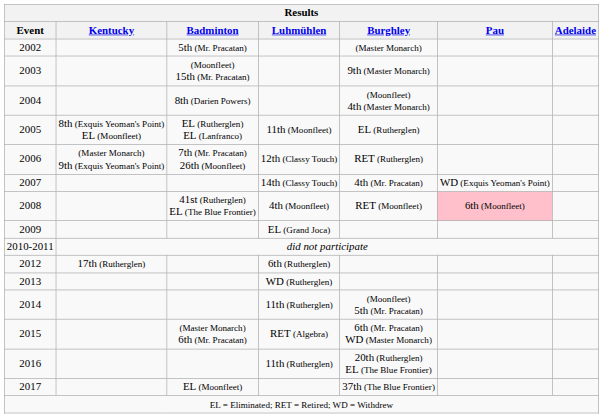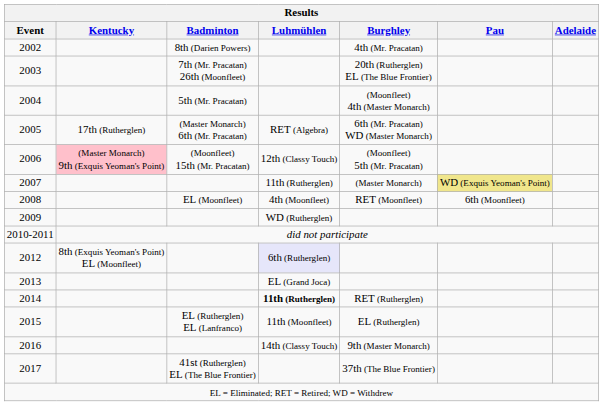(213, 47) 5th (Mr. Pracatan) -> (213, 47) 8th (Darien Powers)
(389, 48) (Master Monarch) -> (389, 47) 4th (Mr. Pracatan)
(213, 71) (Moonfleet) 15th (Mr. Pracatan) -> (213, 71) 7th (Mr. Pracatan) 26th (Moonfleet)
(389, 71) 9th (Master Monarch) -> (389, 71) 20th (Rutherglen) EL (The Blue Frontier)
(213, 100) 8th (Darien Powers) -> (213, 100) 5th (Mr. Pracatan)
(111, 130) 8th (Exquis Yeoman's Point) EL (Moonfleet) -> (111, 130) 17th (Rutherglen)
(213, 130) EL (Rutherglen) EL (Lanfranco) -> (213, 130) (Master Monarch) 6th (Mr. Pracatan)
(299, 130) 11th (Moonfleet) -> (299, 130) RET (Algebra)
(389, 130) EL (Rutherglen) -> (389, 130) 6th (Mr. Pracatan) WD (Master Monarch)
(111, 160) no background -> (111, 160) pink background
(213, 159) 7th (Mr. Pracatan) 26th (Moonfleet) -> (213, 160) (Moonfleet) 15th (Mr. Pracatan)
(389, 159) RET (Rutherglen) -> (389, 160) (Moonfleet) 5th (Mr. Pracatan)
(299, 182) 14th (Classy Touch) -> (299, 182) 11th (Rutherglen)
(389, 182) 4th (Mr. Pracatan) -> (389, 183) (Master Monarch)
(495, 182) no background -> (495, 182) khaki background
(213, 206) 41st (Rutherglen) EL (The Blue Frontier) -> (213, 200) EL (Moonfleet)
(495, 206) pink background -> (495, 200) no background
(299, 229) EL (Grand Joca) -> (299, 217) WD (Rutherglen)
(111, 264) 17th (Rutherglen) -> (111, 258) 8th (Exquis Yeoman's Point) EL (Moonfleet)
(299, 264) no background -> (299, 258) lavender background
(299, 281) WD (Rutherglen) -> (299, 281) EL (Grand Joca)
(299, 304) normal -> (299, 298) bold
(389, 305) (Moonfleet) 5th (Mr. Pracatan) -> (389, 298) RET (Rutherglen)
(213, 334) (Master Monarch) 6th (Mr. Pracatan) -> (213, 322) EL (Rutherglen) EL (Lanfranco)
(299, 334) RET (Algebra) -> (299, 322) 11th (Moonfleet)
(389, 334) 6th (Mr. Pracatan) WD (Master Monarch) -> (389, 322) EL (Rutherglen)
(299, 363) 11th (Rutherglen) -> (299, 345) 14th (Classy Touch)
(389, 363) 20th (Rutherglen) EL (The Blue Frontier) -> (389, 345) 9th (Master Monarch)
(213, 387) EL (Moonfleet) -> (213, 368) 41st (Rutherglen) EL (The Blue Frontier)
